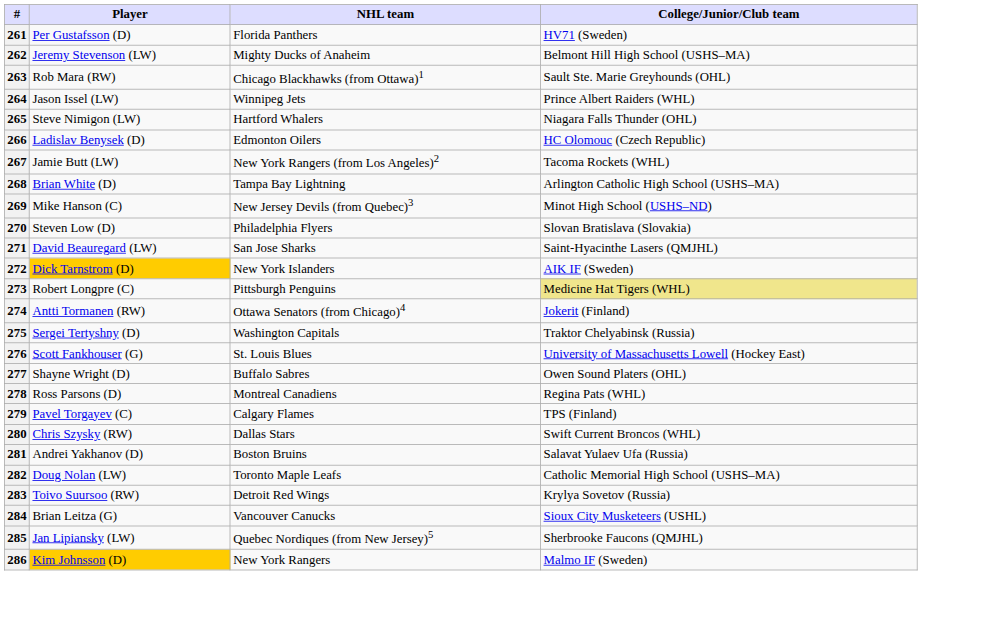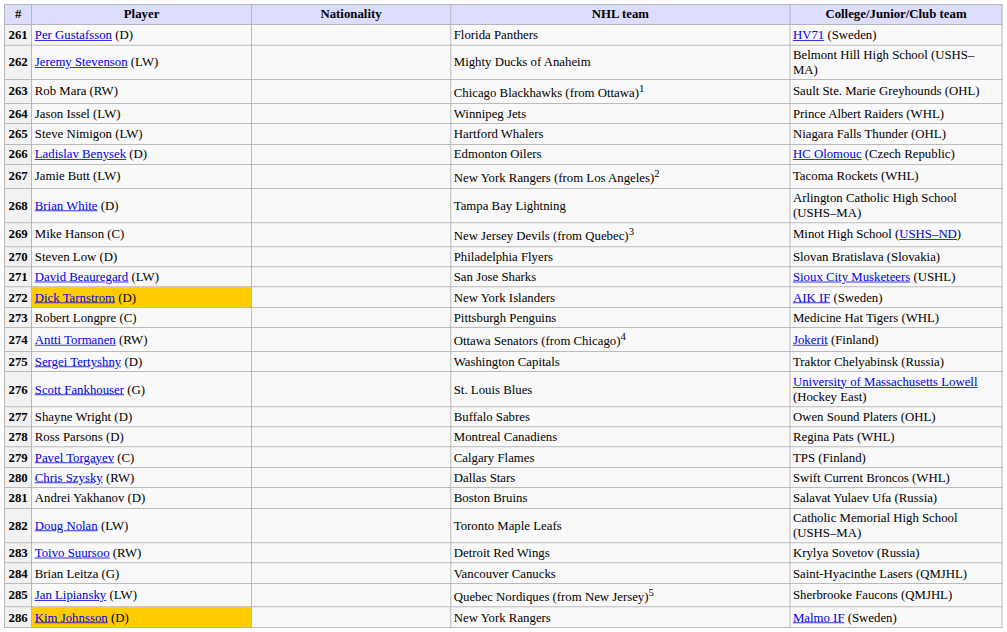+ column: (351, 14)
(631, 248) Saint-Hyacinthe Lasers (QMJHL) -> (874, 277) Sioux City Musketeers (USHL)
(617, 288) khaki background -> (866, 317) no background
(625, 515) Sioux City Musketeers (USHL) -> (880, 573) Saint-Hyacinthe Lasers (QMJHL)
